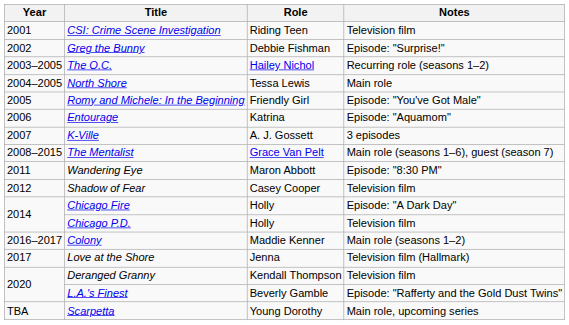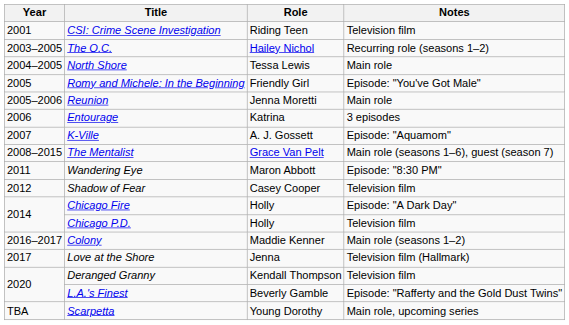- row: (106, 48)
+ row: (88, 100)
(399, 118) Episode: "Aquamom" -> (373, 118) 3 episodes
(373, 135) 3 episodes -> (399, 135) Episode: "Aquamom"
